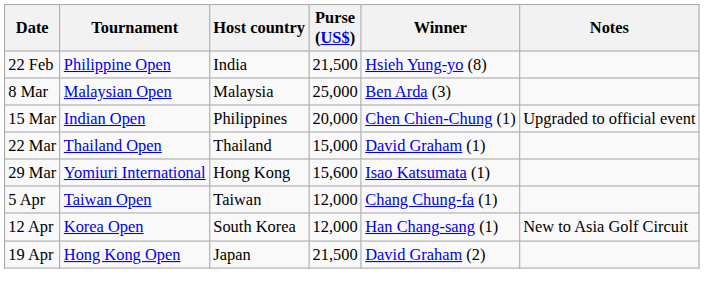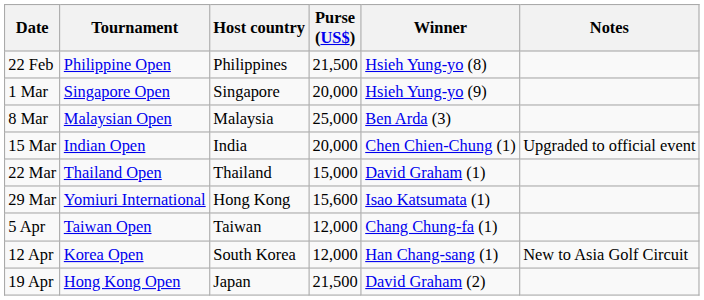(230, 64) India -> (250, 64) Philippines
+ row: (28, 91)
(250, 118) Philippines -> (230, 145) India
